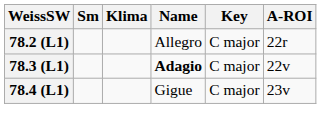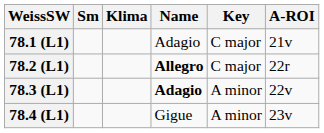+ row: (39, 41)
(178, 41) normal -> (179, 66) bold
(234, 66) C major -> (236, 90) A minor
(234, 90) C major -> (236, 115) A minor
